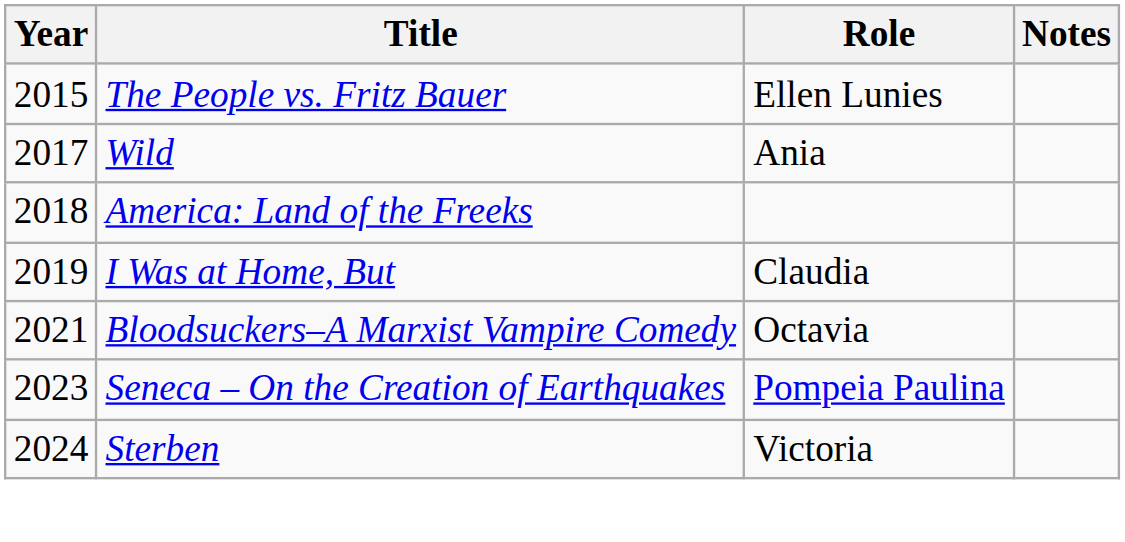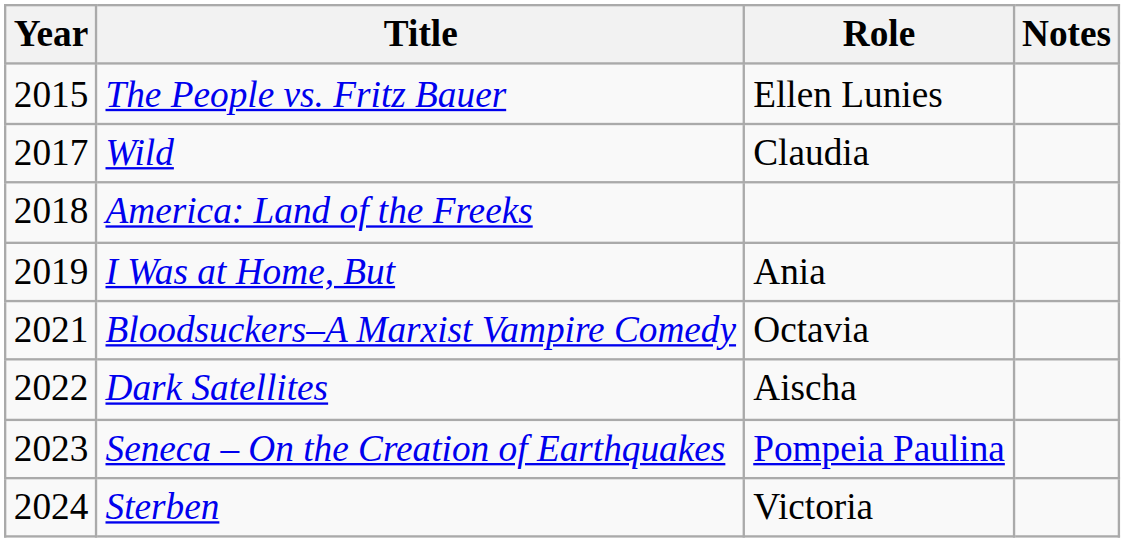(789, 152) Ania -> (811, 152) Claudia
(811, 270) Claudia -> (789, 270) Ania
+ row: (217, 388)
